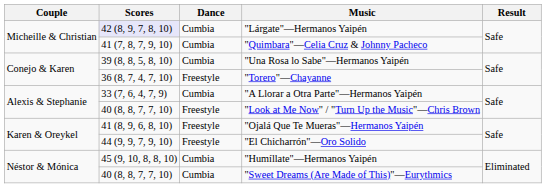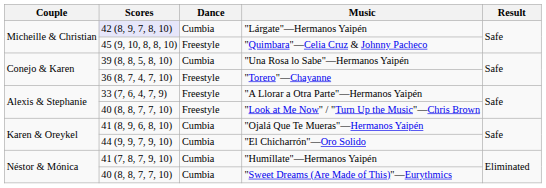(137, 45) 41 (7, 8, 7, 9, 10) -> (139, 45) 45 (9, 10, 8, 8, 10)
(198, 45) Cumbia -> (201, 45) Freestyle
(198, 93) Cumbia -> (201, 93) Freestyle
(201, 126) Freestyle -> (198, 126) Cumbia
(201, 142) Freestyle -> (198, 142) Cumbia
(139, 158) 45 (9, 10, 8, 8, 10) -> (137, 158) 41 (7, 8, 7, 9, 10)
